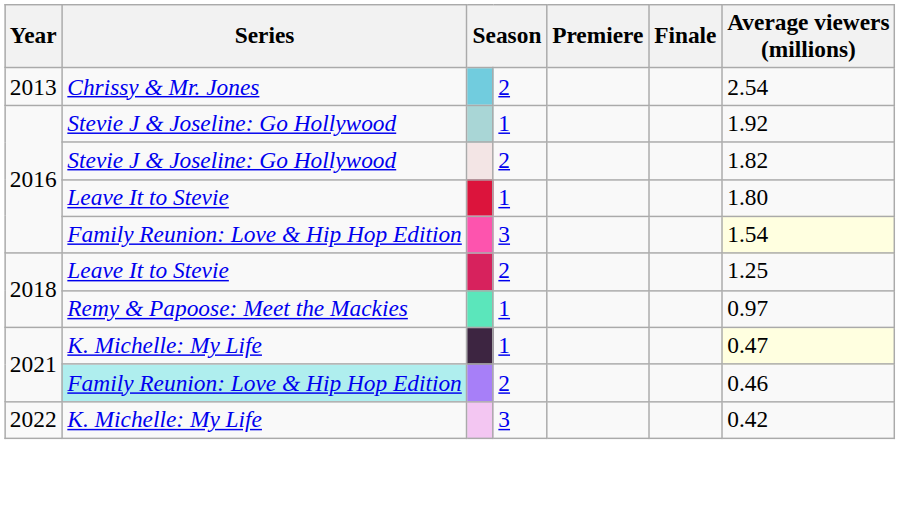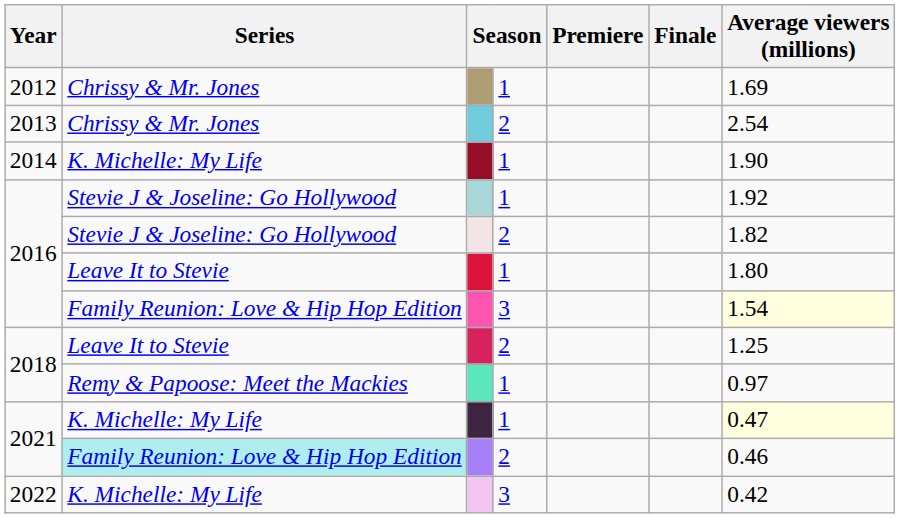+ row: (33, 86)
+ row: (33, 160)
